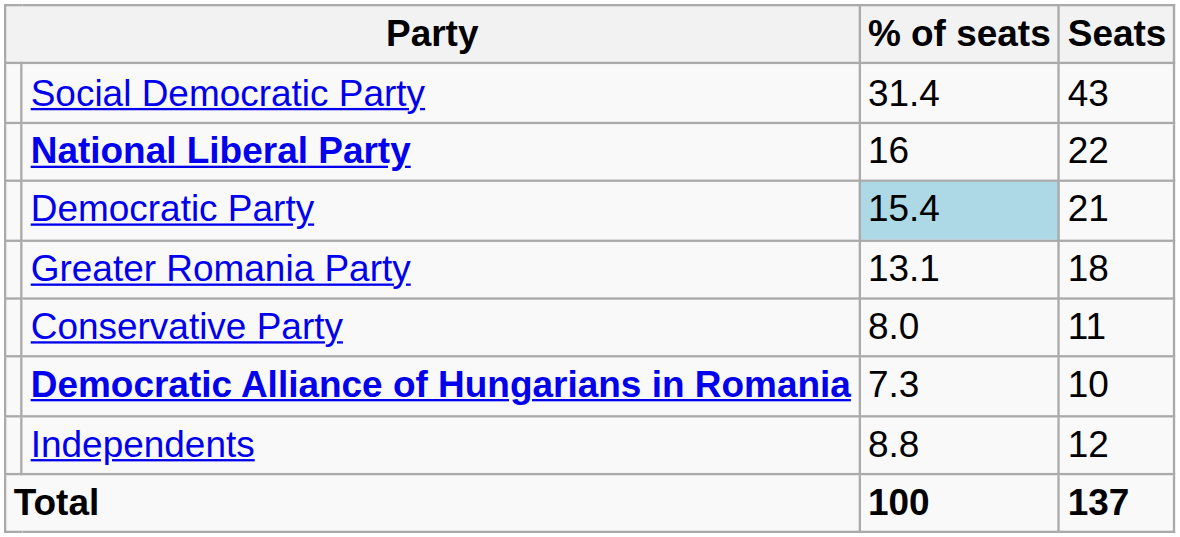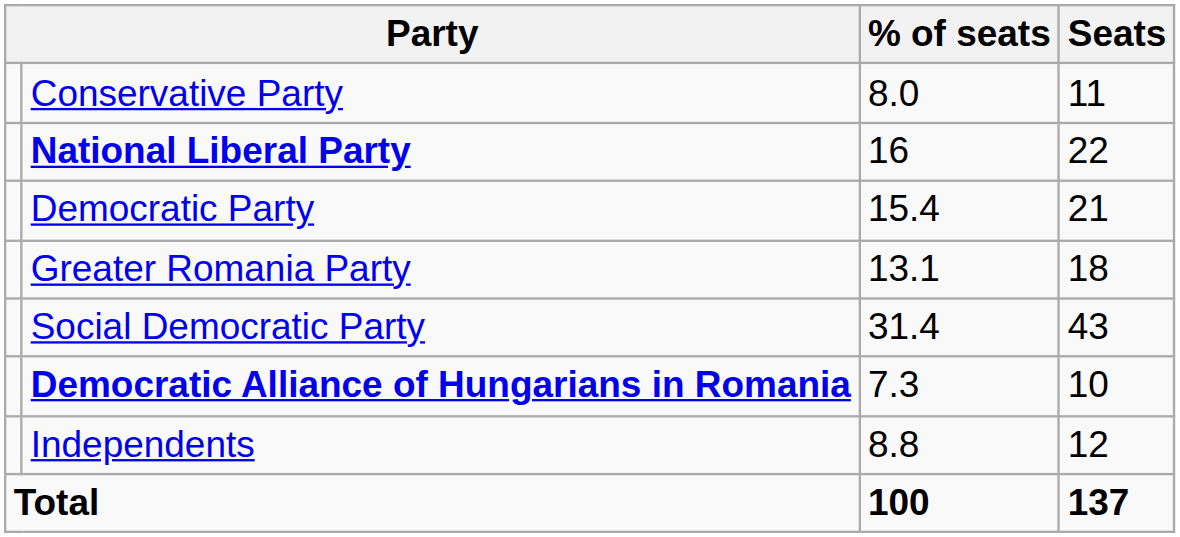rows swapped: (228, 92) <-> (187, 326)
(904, 209) lightblue background -> (904, 209) no background
